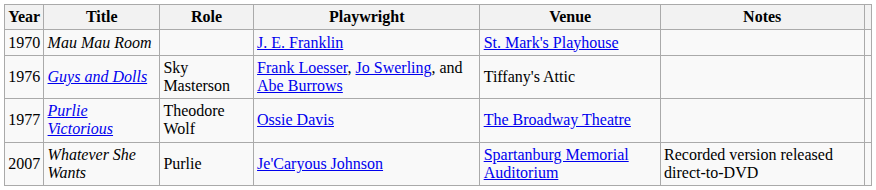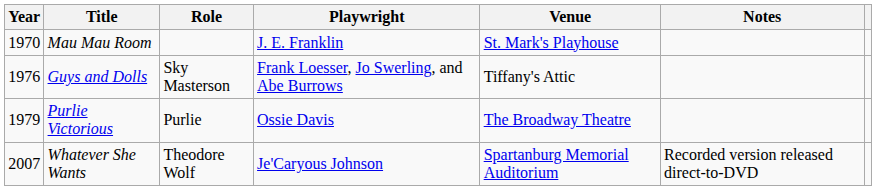(24, 120) 1977 -> (24, 120) 1979
(194, 120) Theodore Wolf -> (182, 120) Purlie
(182, 163) Purlie -> (194, 163) Theodore Wolf
